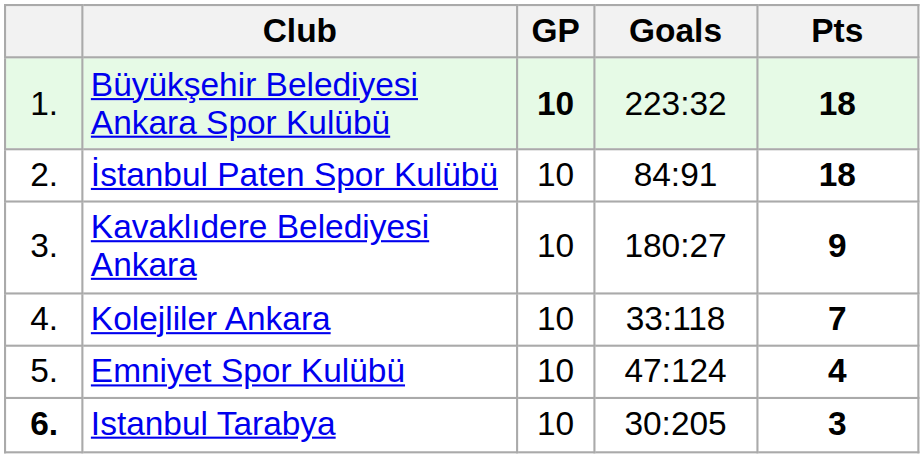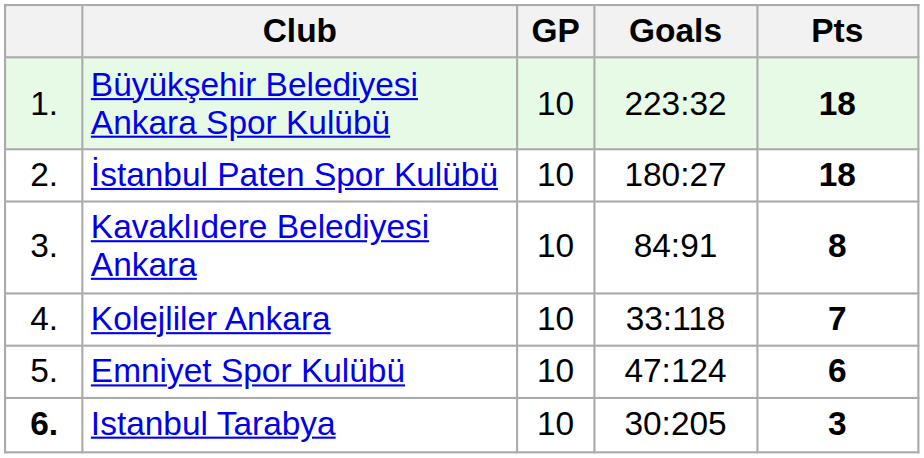(556, 102) bold -> (556, 102) normal
(676, 174) 84:91 -> (676, 174) 180:27
(676, 246) 180:27 -> (676, 246) 84:91
(837, 246) 9 -> (837, 246) 8
(837, 371) 4 -> (837, 371) 6
